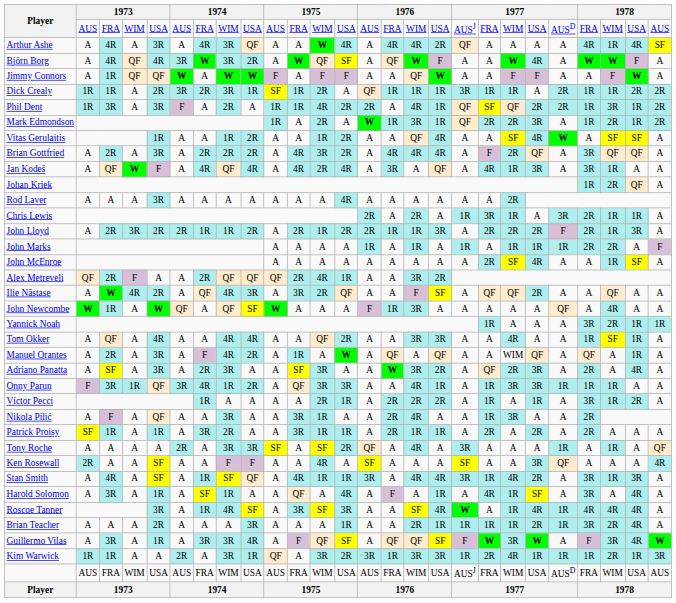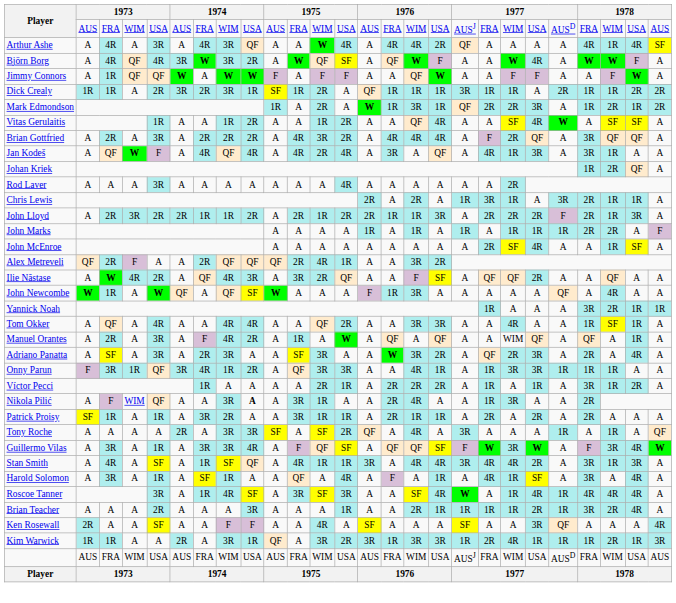- row: (24, 107)
(135, 416) A -> (135, 401) WIM
(252, 416) normal -> (252, 401) bold
rows swapped: (33, 463) <-> (37, 540)
(489, 478) 1R -> (489, 463) 4R
